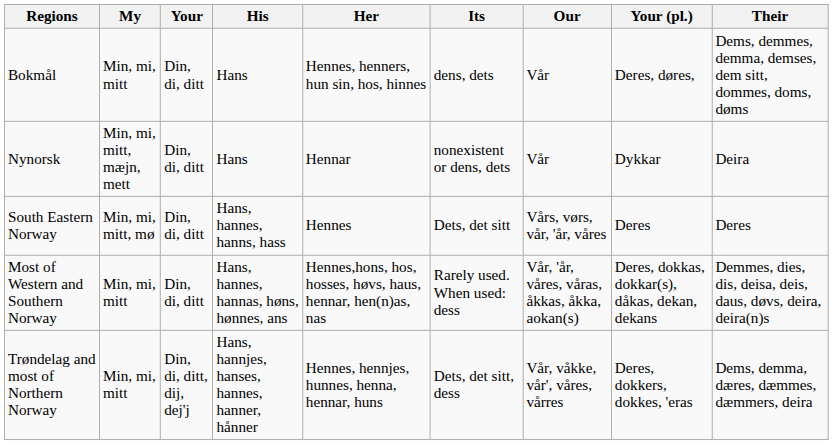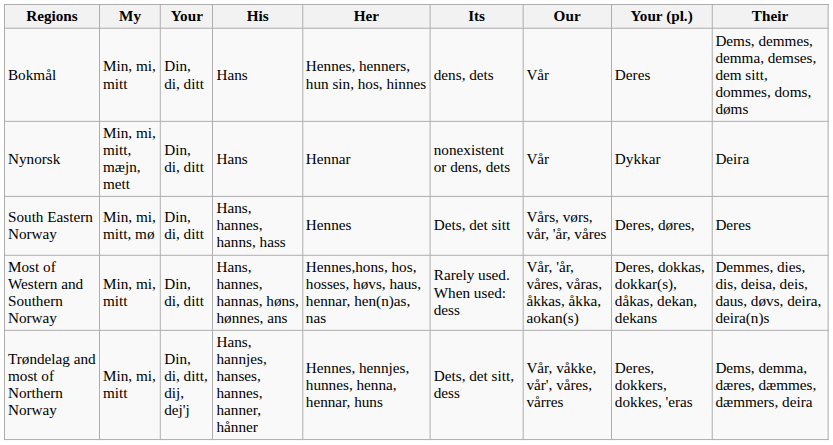(655, 74) Deres, døres, -> (633, 74) Deres
(633, 225) Deres -> (655, 225) Deres, døres,
